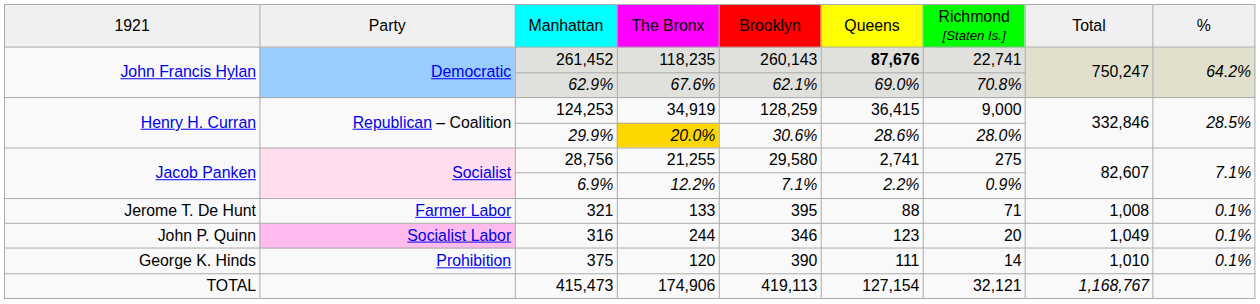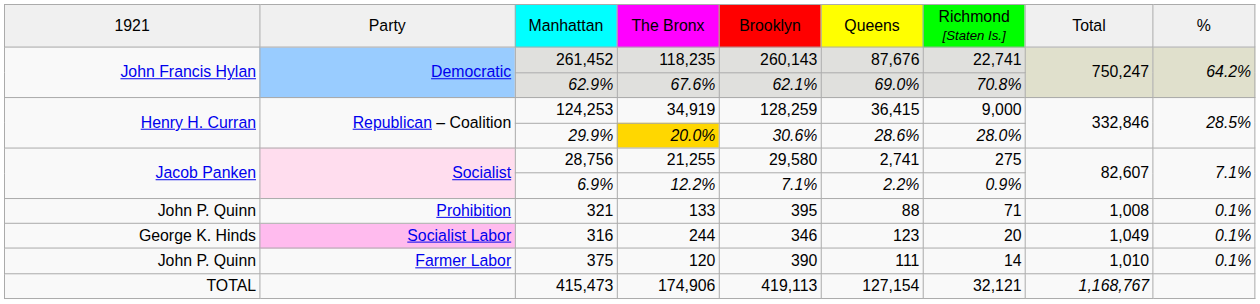(895, 60) bold -> (895, 60) normal
(190, 210) Jerome T. De Hunt -> (207, 210) John P. Quinn
(463, 210) Farmer Labor -> (474, 210) Prohibition
(207, 235) John P. Quinn -> (197, 235) George K. Hinds
(197, 260) George K. Hinds -> (207, 260) John P. Quinn
(474, 260) Prohibition -> (463, 260) Farmer Labor
